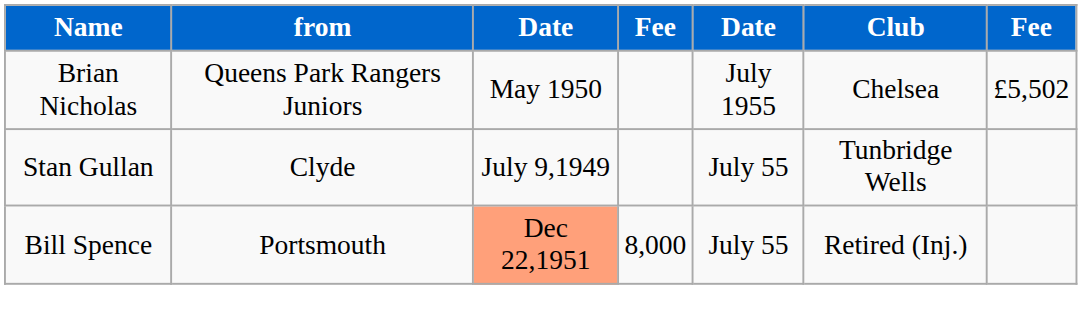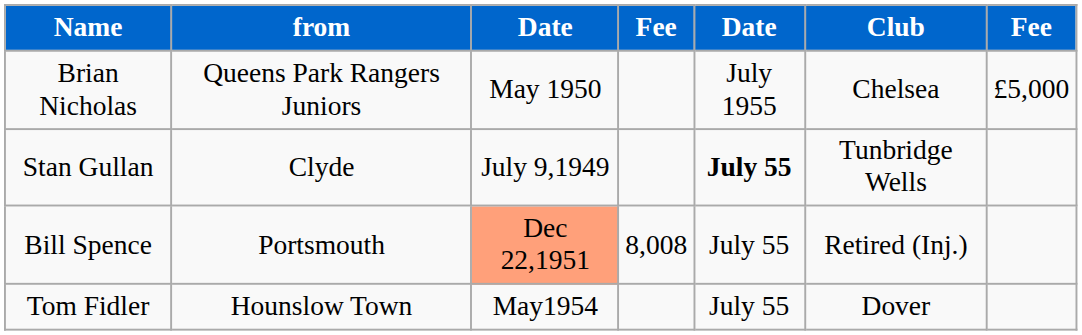(1031, 89) £5,502 -> (1031, 89) £5,000
(748, 167) normal -> (749, 167) bold
(655, 244) 8,000 -> (656, 244) 8,008
+ row: (88, 306)
